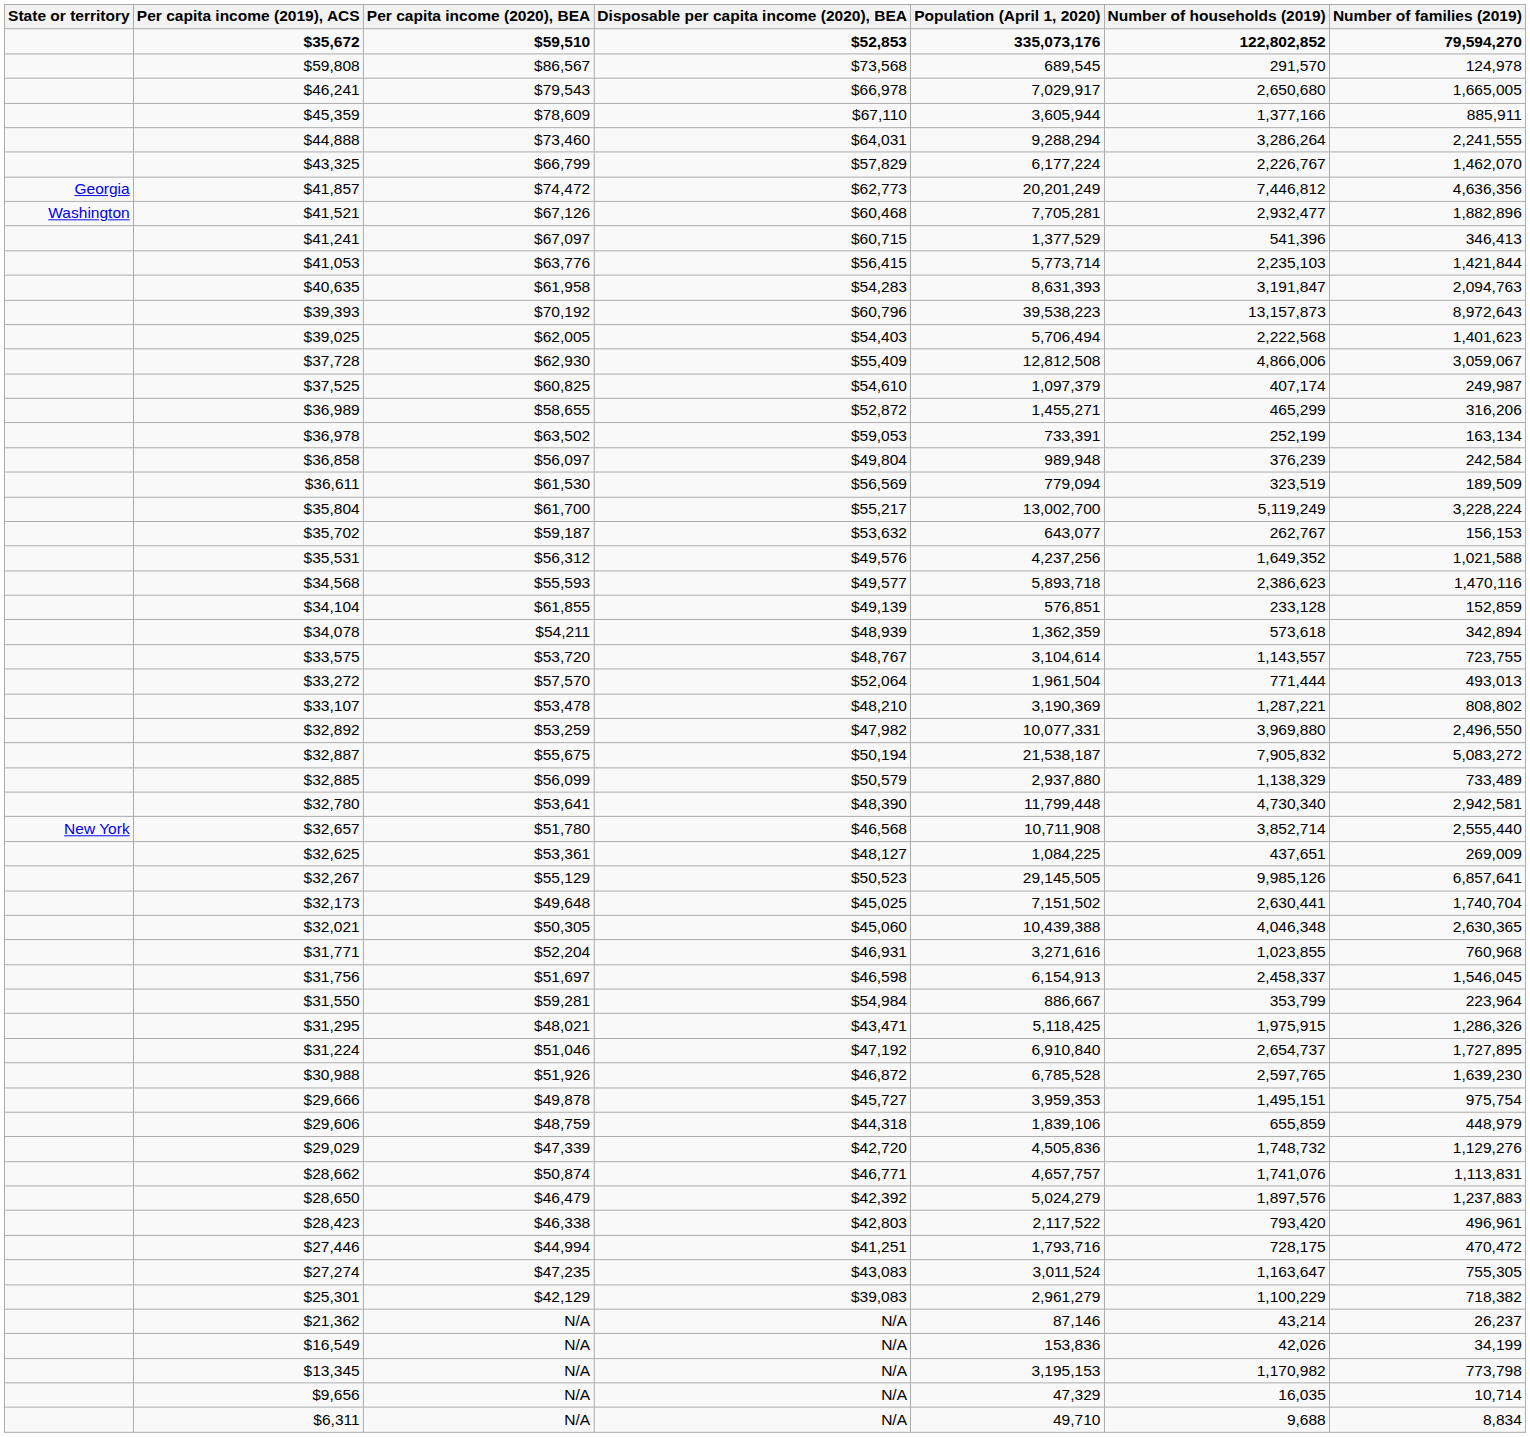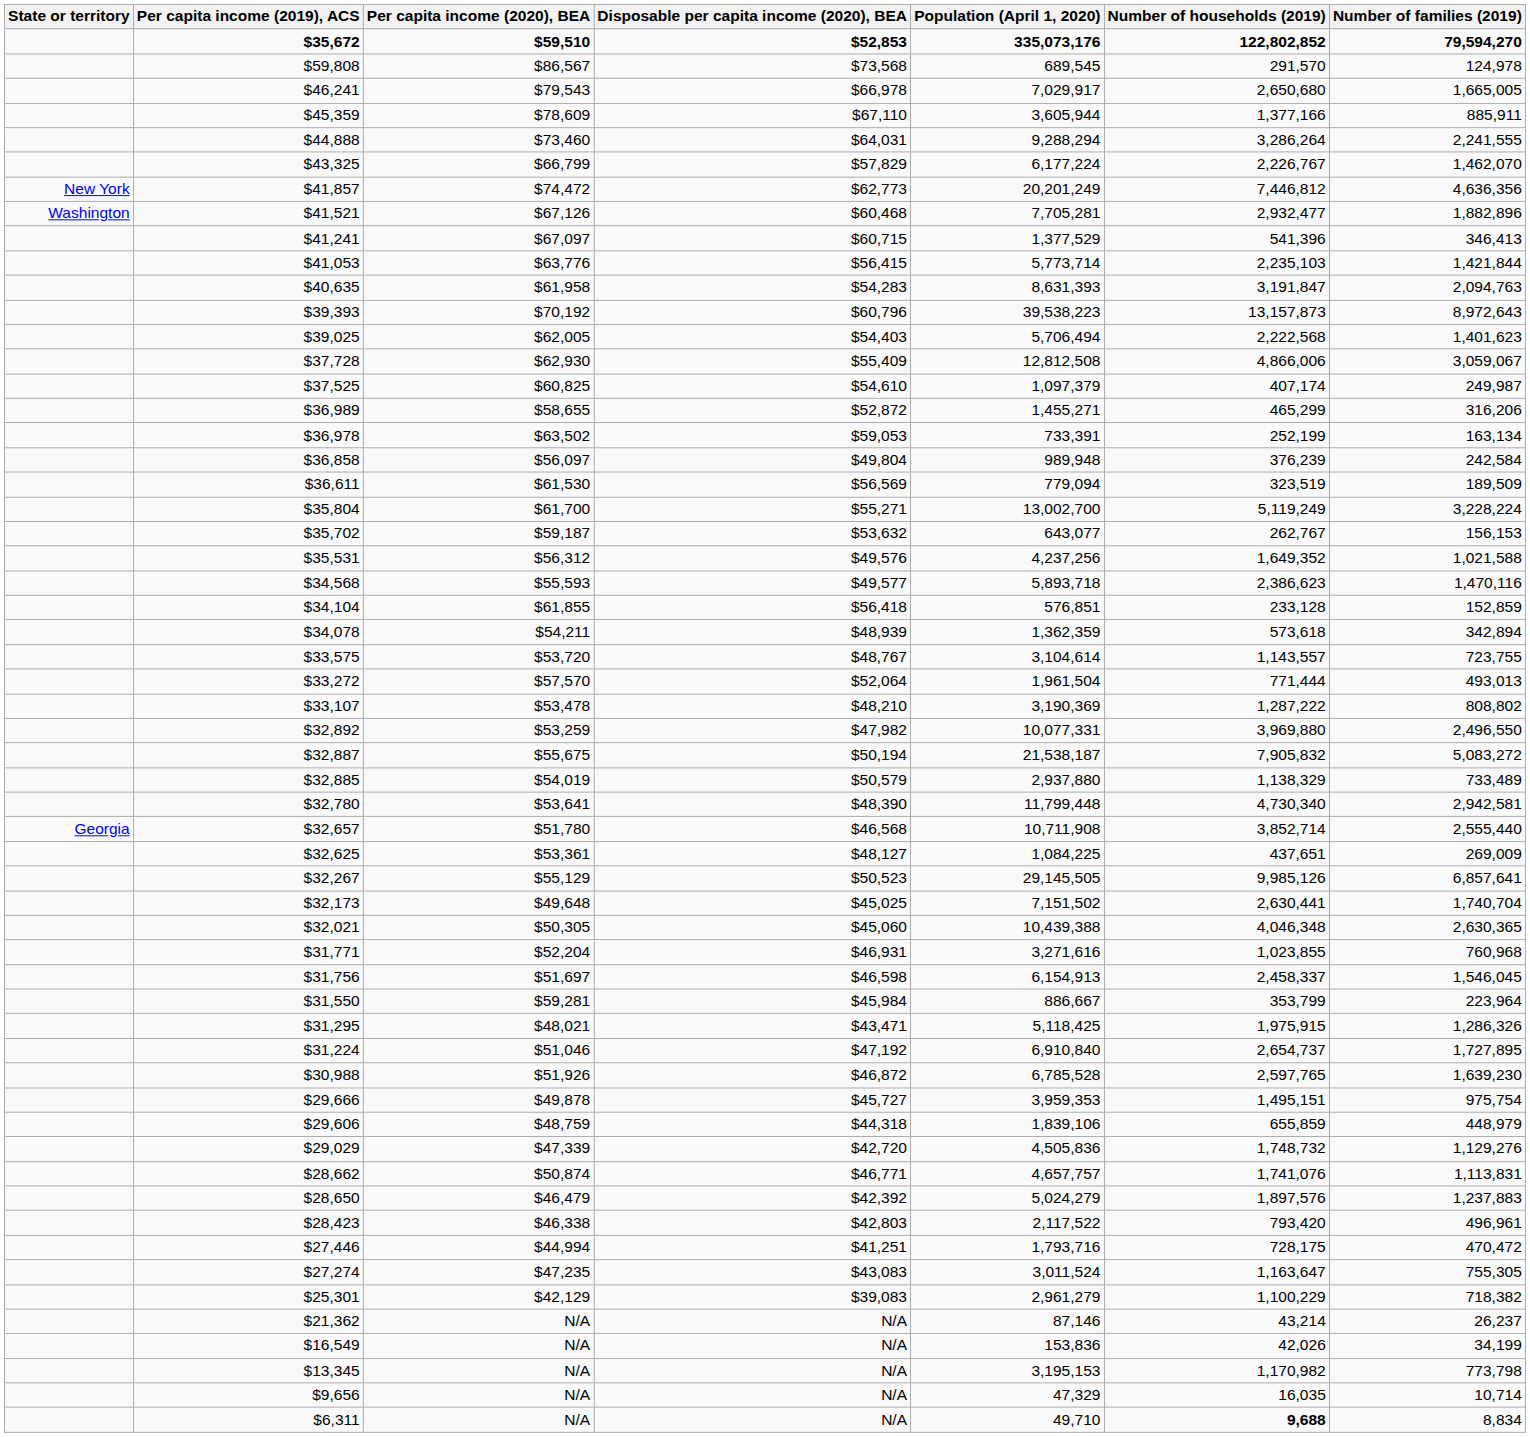(102, 189) Georgia -> (97, 189) New York
(879, 509) $55,217 -> (879, 509) $55,271
(879, 607) $49,139 -> (879, 607) $56,418
(1291, 705) 1,287,221 -> (1291, 705) 1,287,222
(562, 779) $56,099 -> (562, 779) $54,019
(97, 829) New York -> (102, 829) Georgia
(879, 1001) $54,984 -> (879, 1001) $45,984
(1306, 1419) normal -> (1306, 1419) bold
